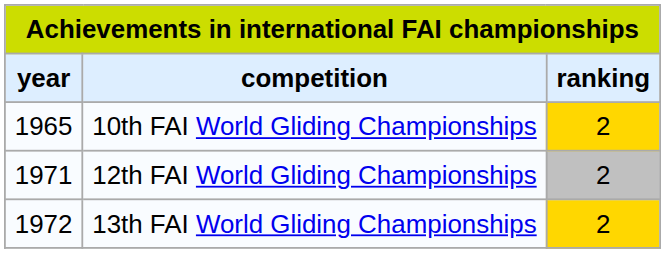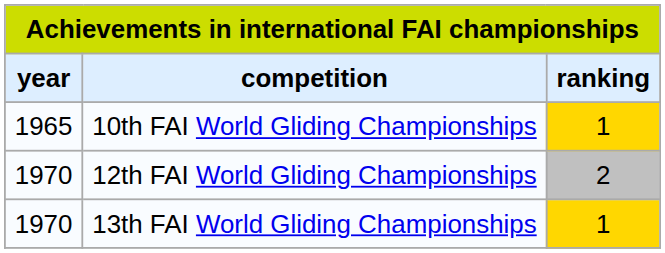(603, 127) 2 -> (603, 127) 1
(44, 175) 1971 -> (44, 175) 1970
(44, 224) 1972 -> (44, 224) 1970
(603, 224) 2 -> (603, 224) 1
